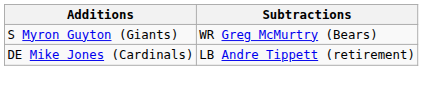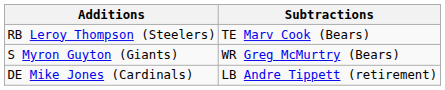+ row: (112, 35)
